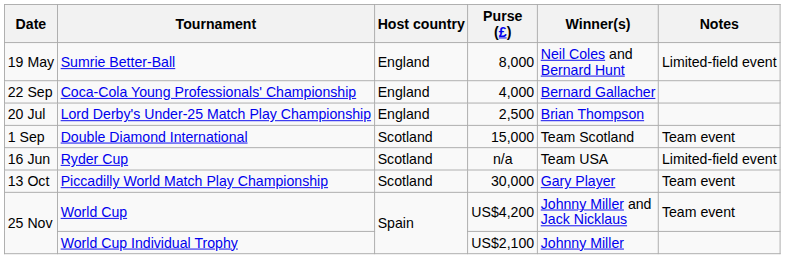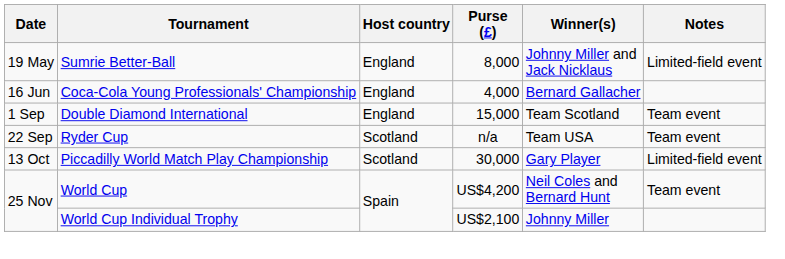(587, 62) Neil Coles and Bernard Hunt -> (581, 62) Johnny Miller and Jack Nicklaus
(30, 92) 22 Sep -> (29, 92) 16 Jun
- row: (216, 115)
(405, 137) Scotland -> (389, 115) England
(29, 159) 16 Jun -> (30, 137) 22 Sep
(719, 159) Limited-field event -> (684, 137) Team event
(698, 182) Team event -> (704, 159) Limited-field event
(596, 212) Johnny Miller and Jack Nicklaus -> (572, 190) Neil Coles and Bernard Hunt
